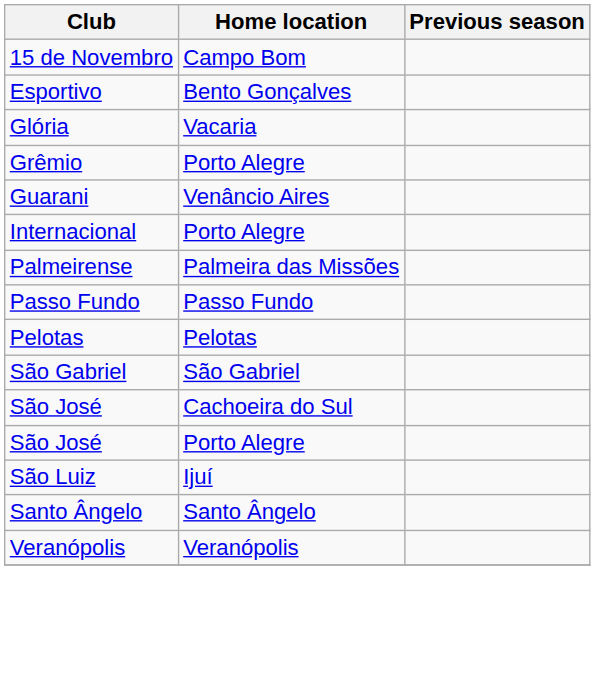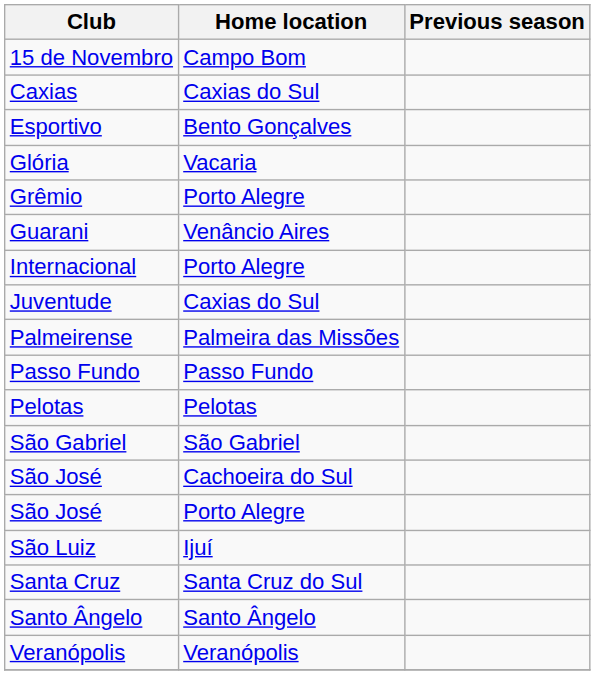+ row: (44, 92)
+ row: (61, 302)
+ row: (65, 582)
